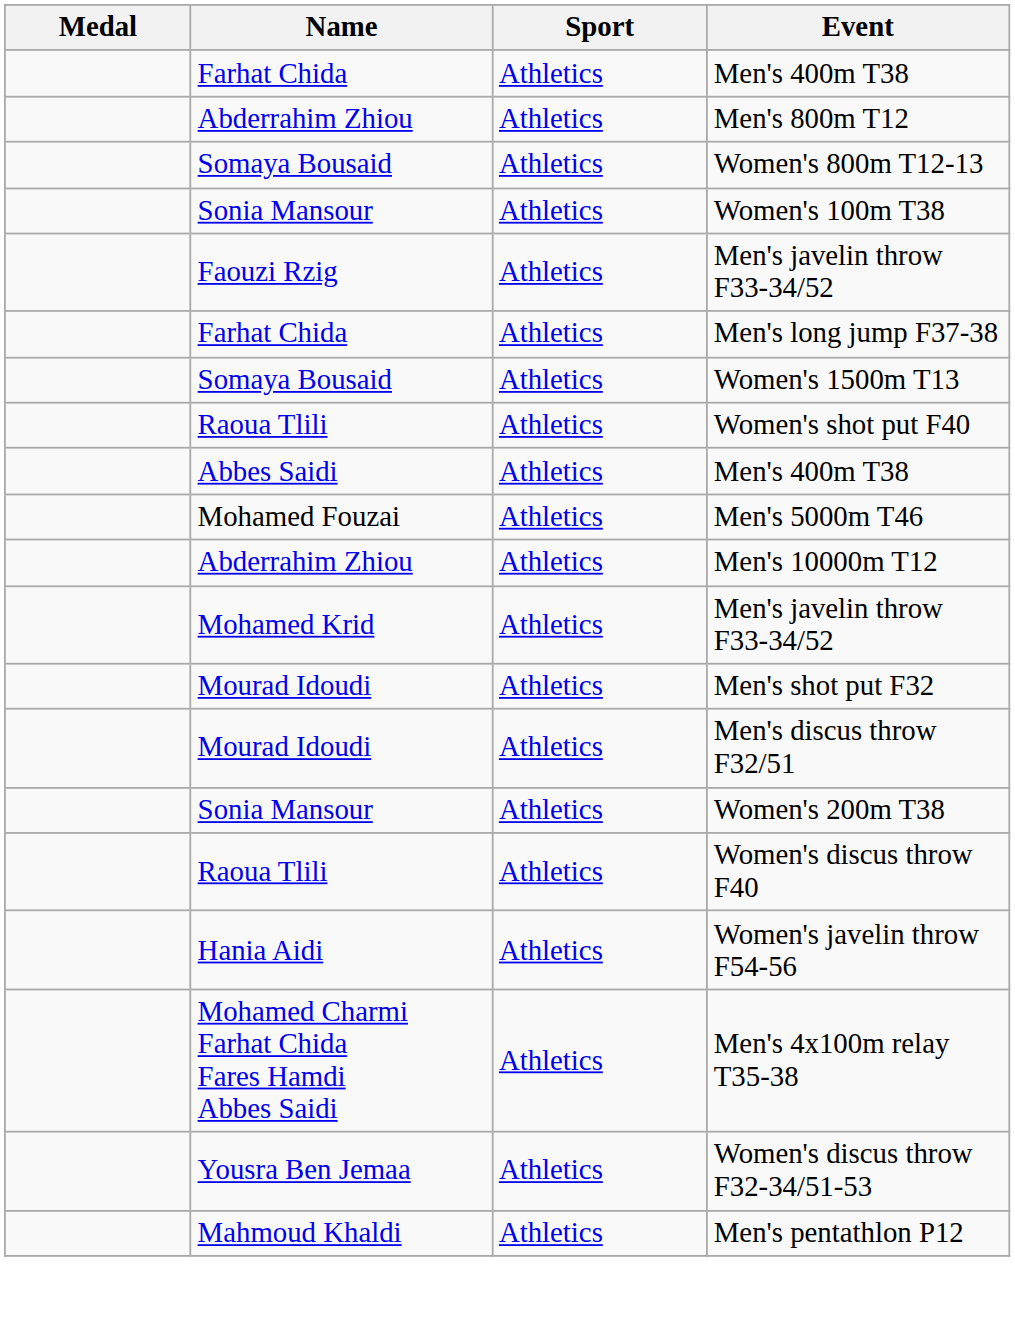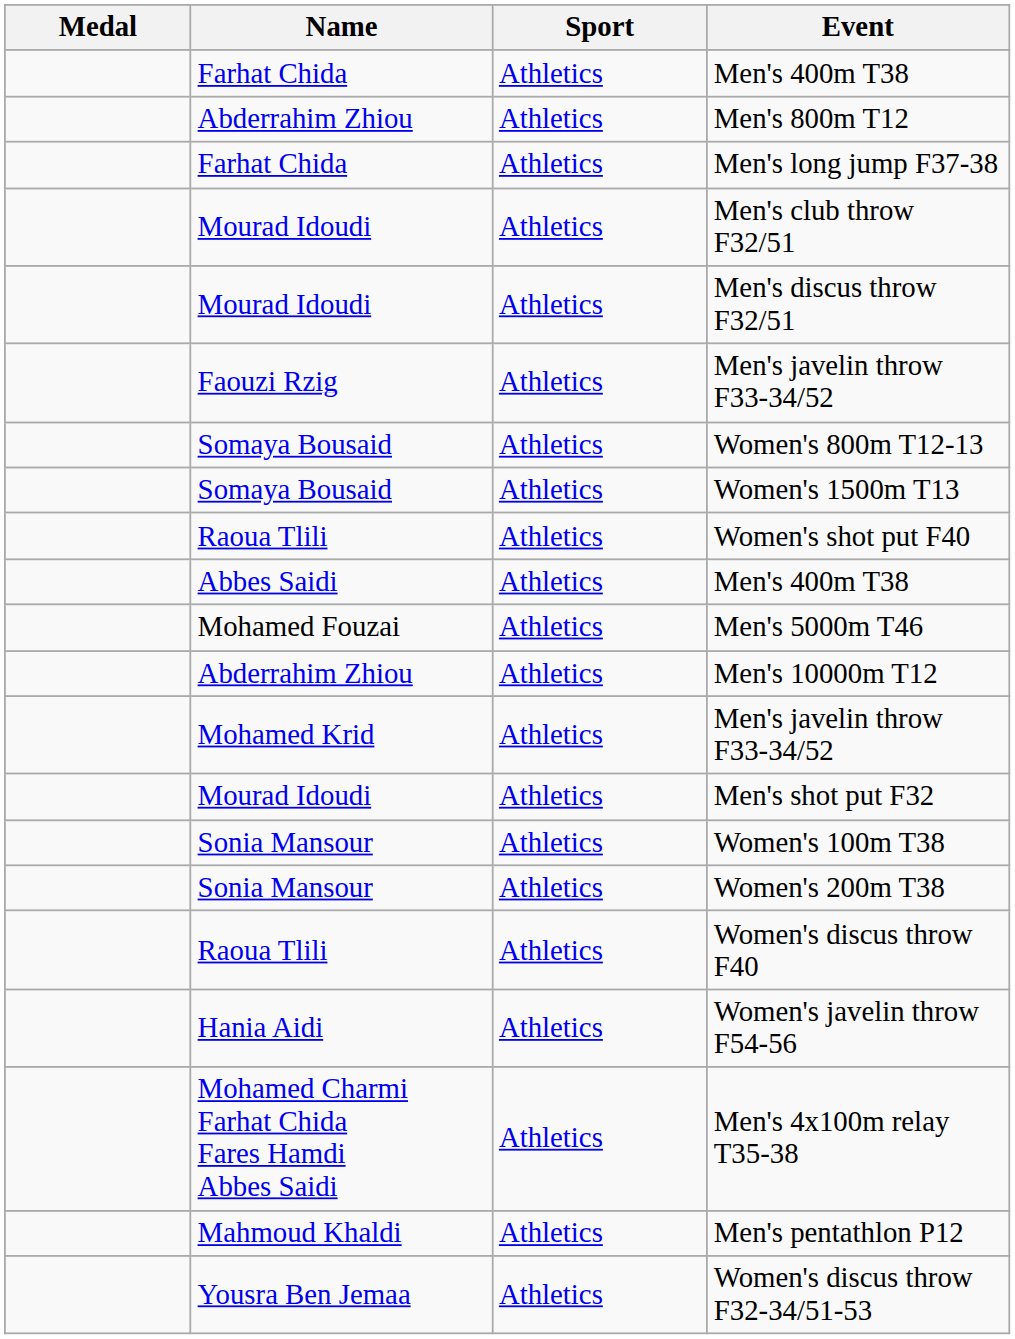rows swapped: (272, 333) <-> (295, 164)
+ row: (284, 226)
rows swapped: (284, 747) <-> (285, 210)
rows swapped: (300, 1232) <-> (304, 1170)
